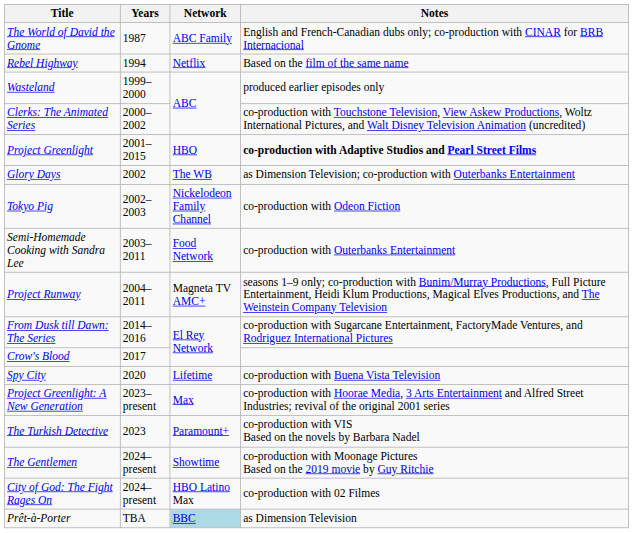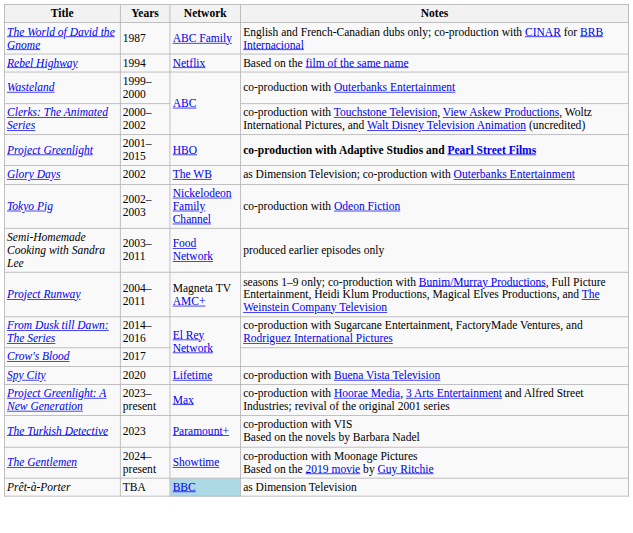(314, 87) produced earlier episodes only -> (349, 87) co-production with Outerbanks Entertainment
(349, 250) co-production with Outerbanks Entertainment -> (314, 250) produced earlier episodes only
- row: (60, 493)
